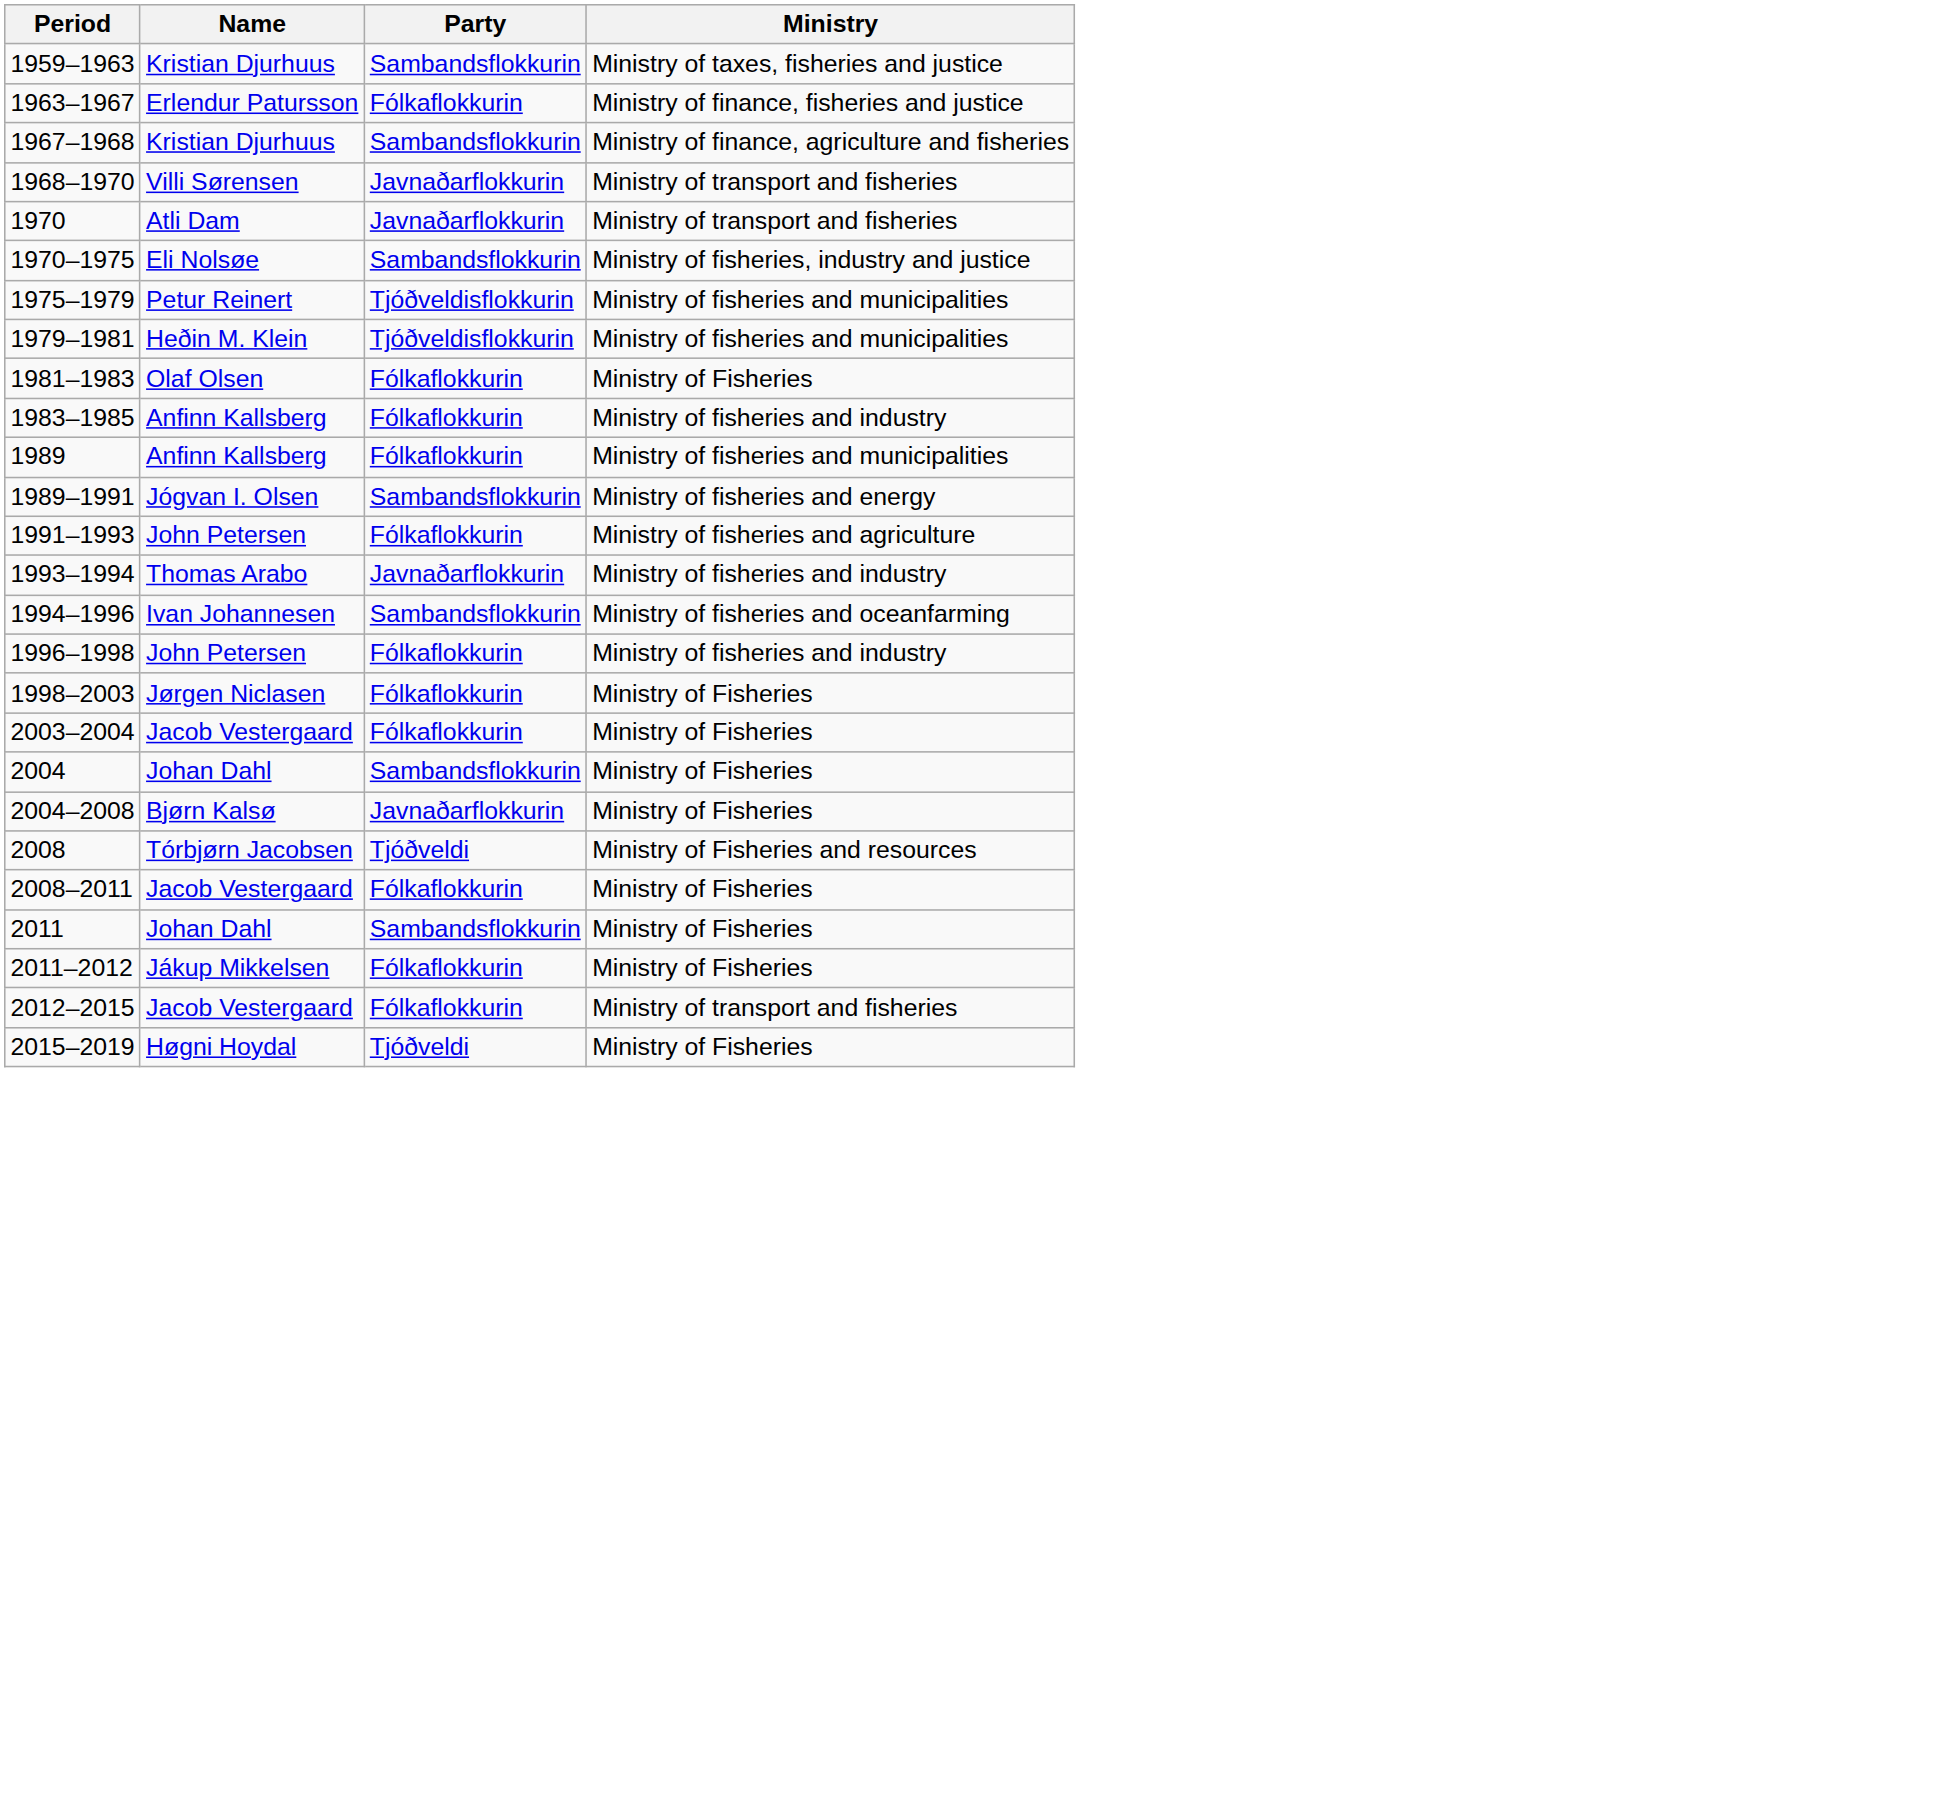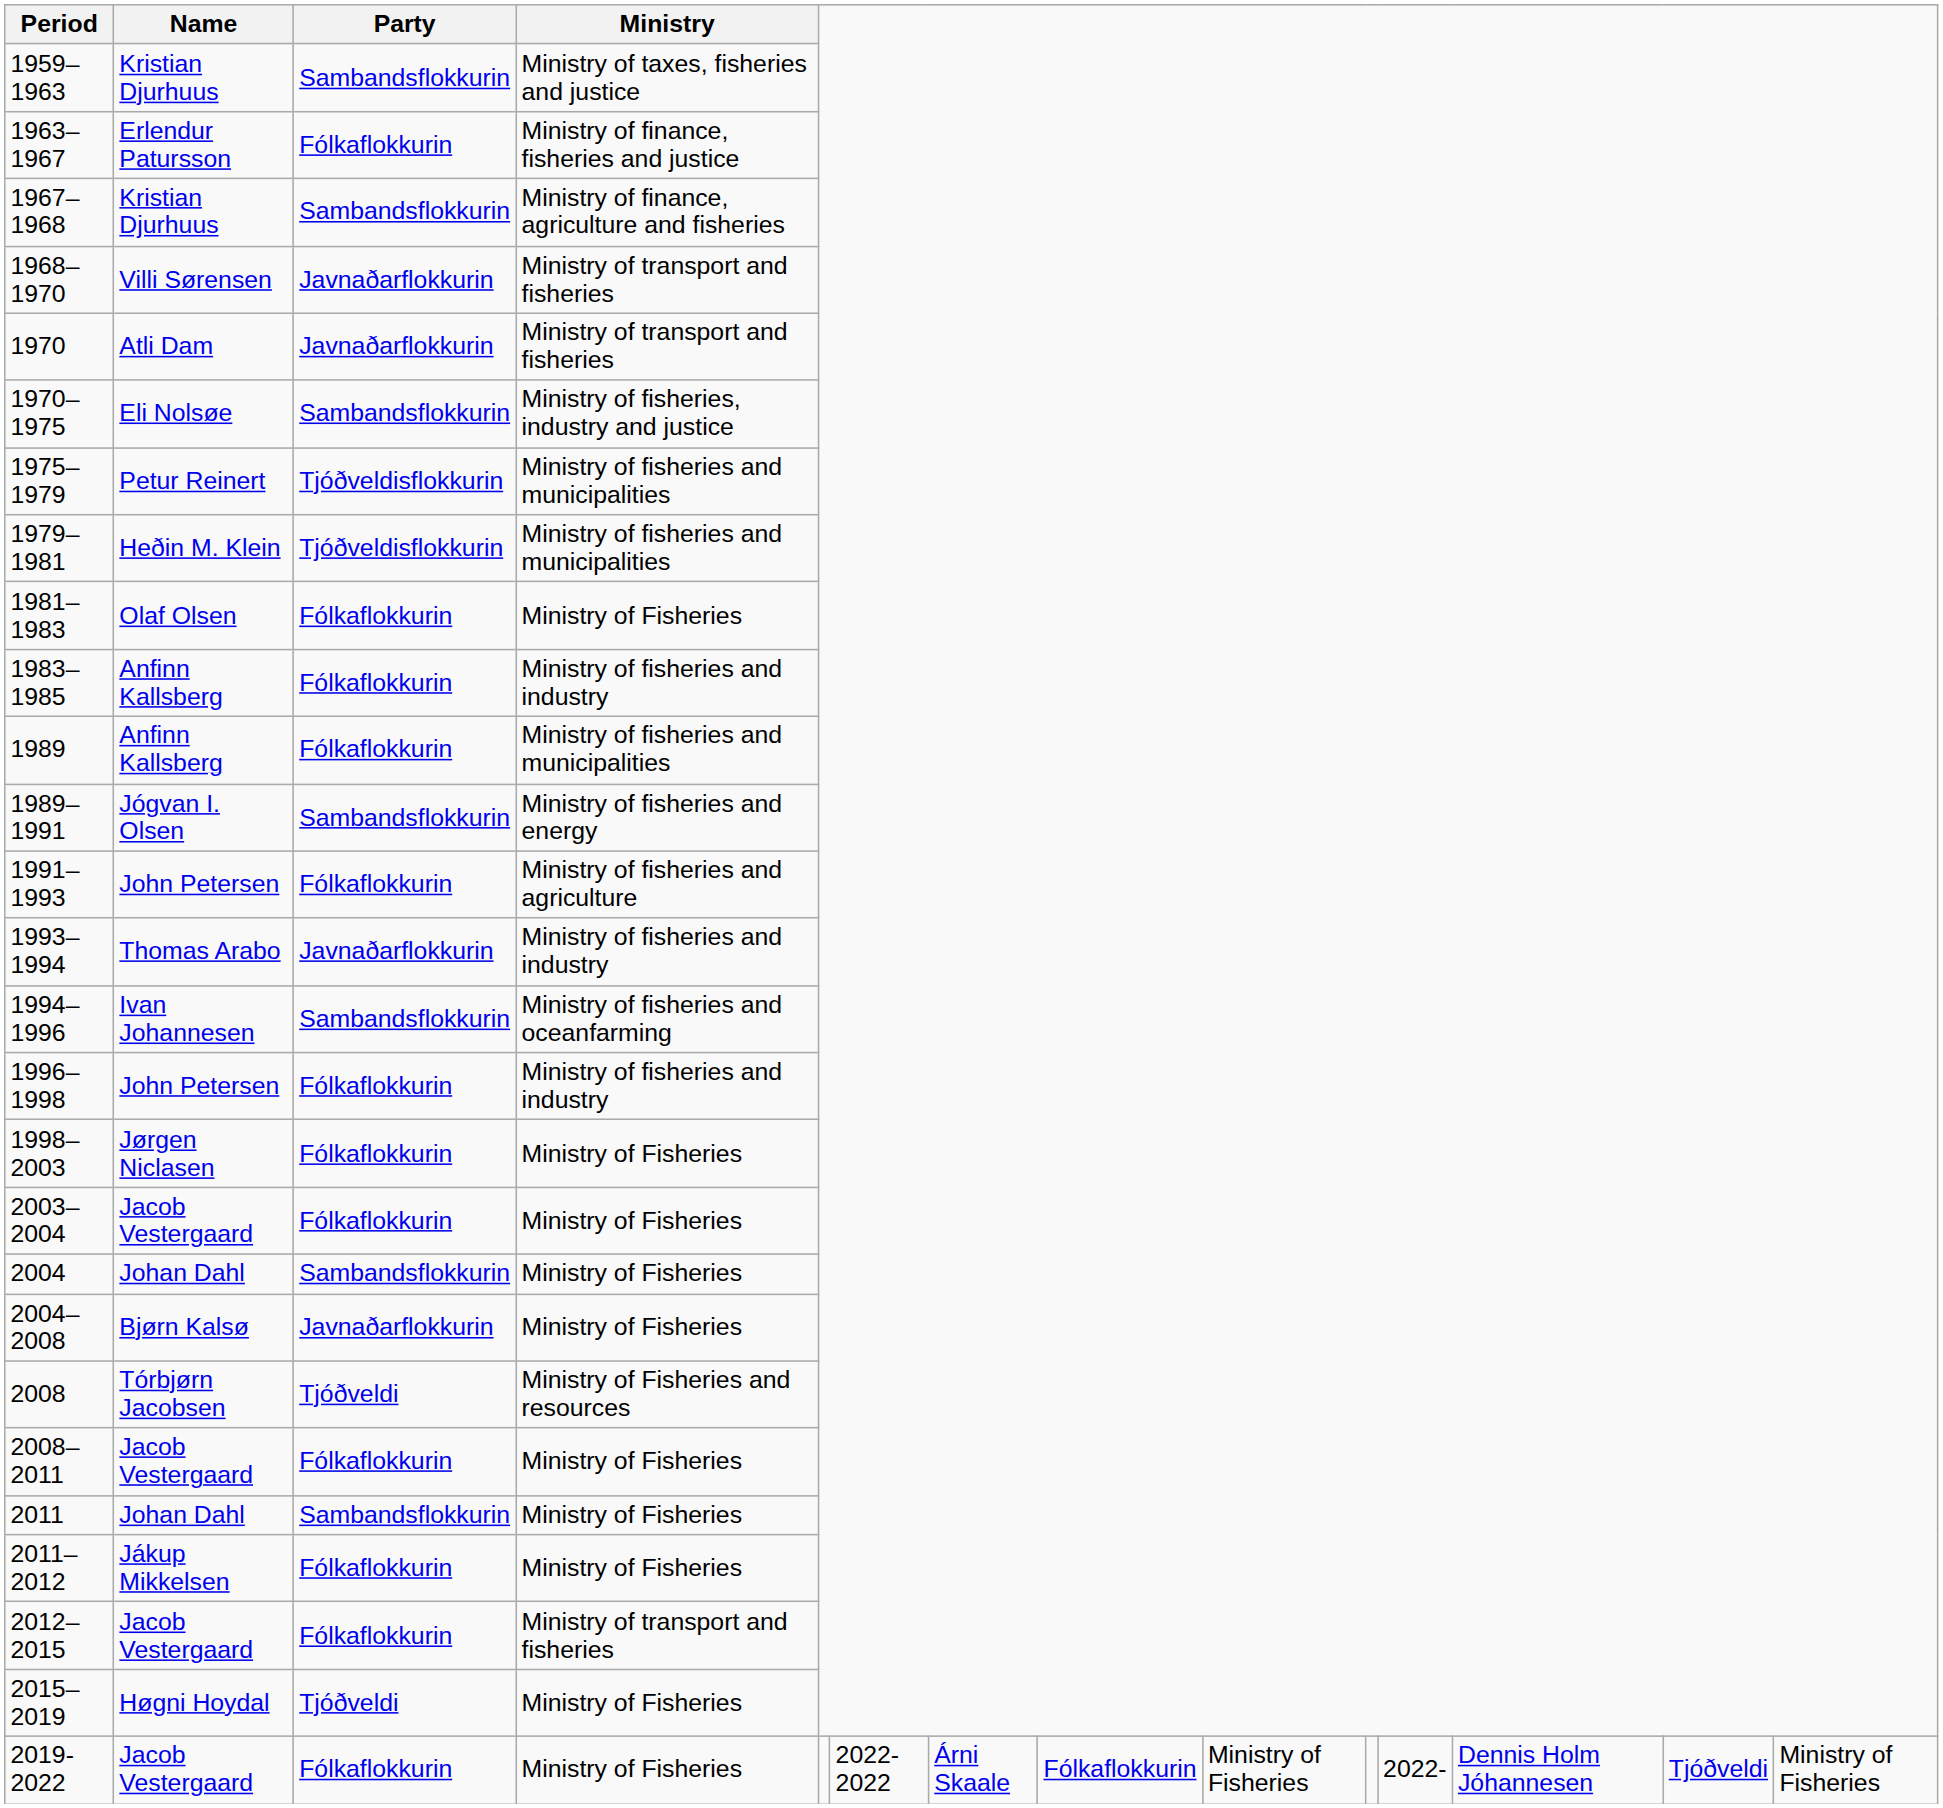+ row: (42, 1769)
